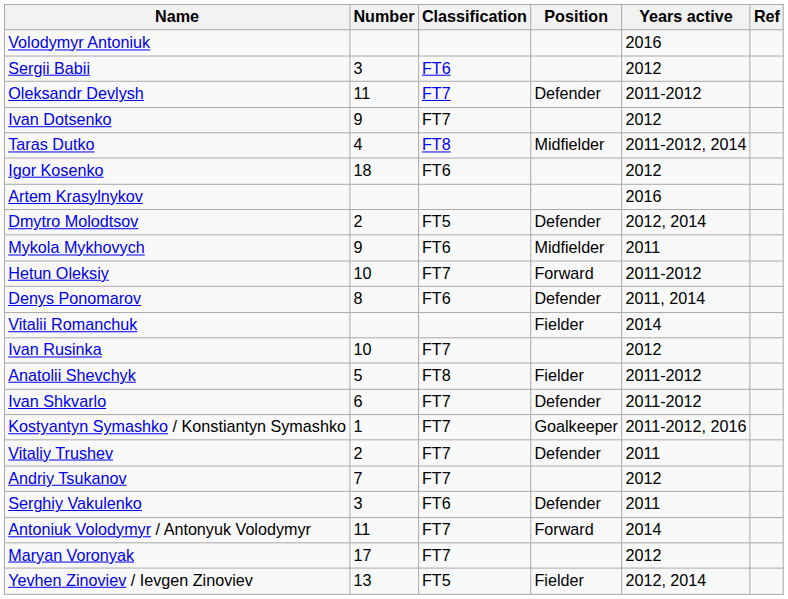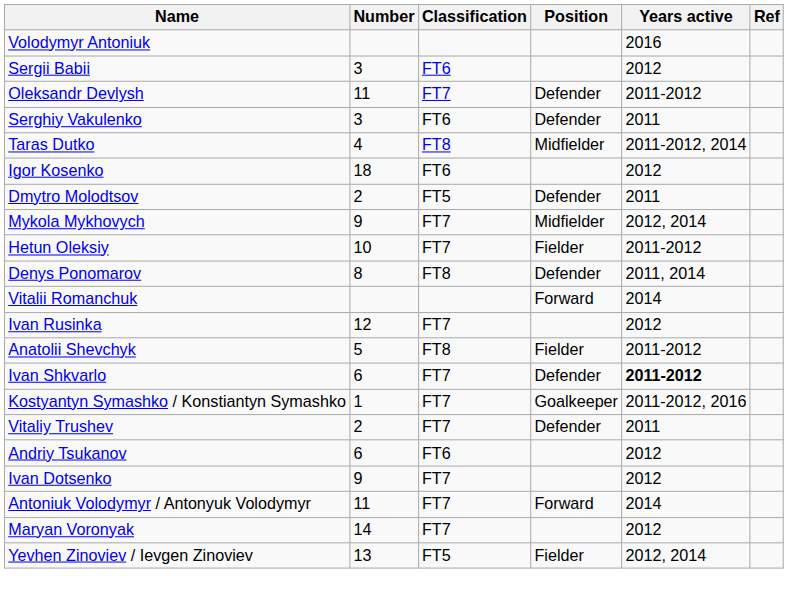rows swapped: (60, 119) <-> (75, 504)
- row: (76, 196)
(666, 222) 2012, 2014 -> (643, 196) 2011
(436, 247) FT6 -> (436, 222) FT7
(643, 247) 2011 -> (666, 222) 2012, 2014
(564, 273) Forward -> (559, 247) Fielder
(436, 299) FT6 -> (436, 273) FT8
(559, 324) Fielder -> (564, 299) Forward
(362, 350) 10 -> (362, 324) 12
(663, 401) normal -> (664, 376) bold
(358, 478) 7 -> (358, 453) 6
(436, 478) FT7 -> (436, 453) FT6
(362, 555) 17 -> (362, 529) 14
